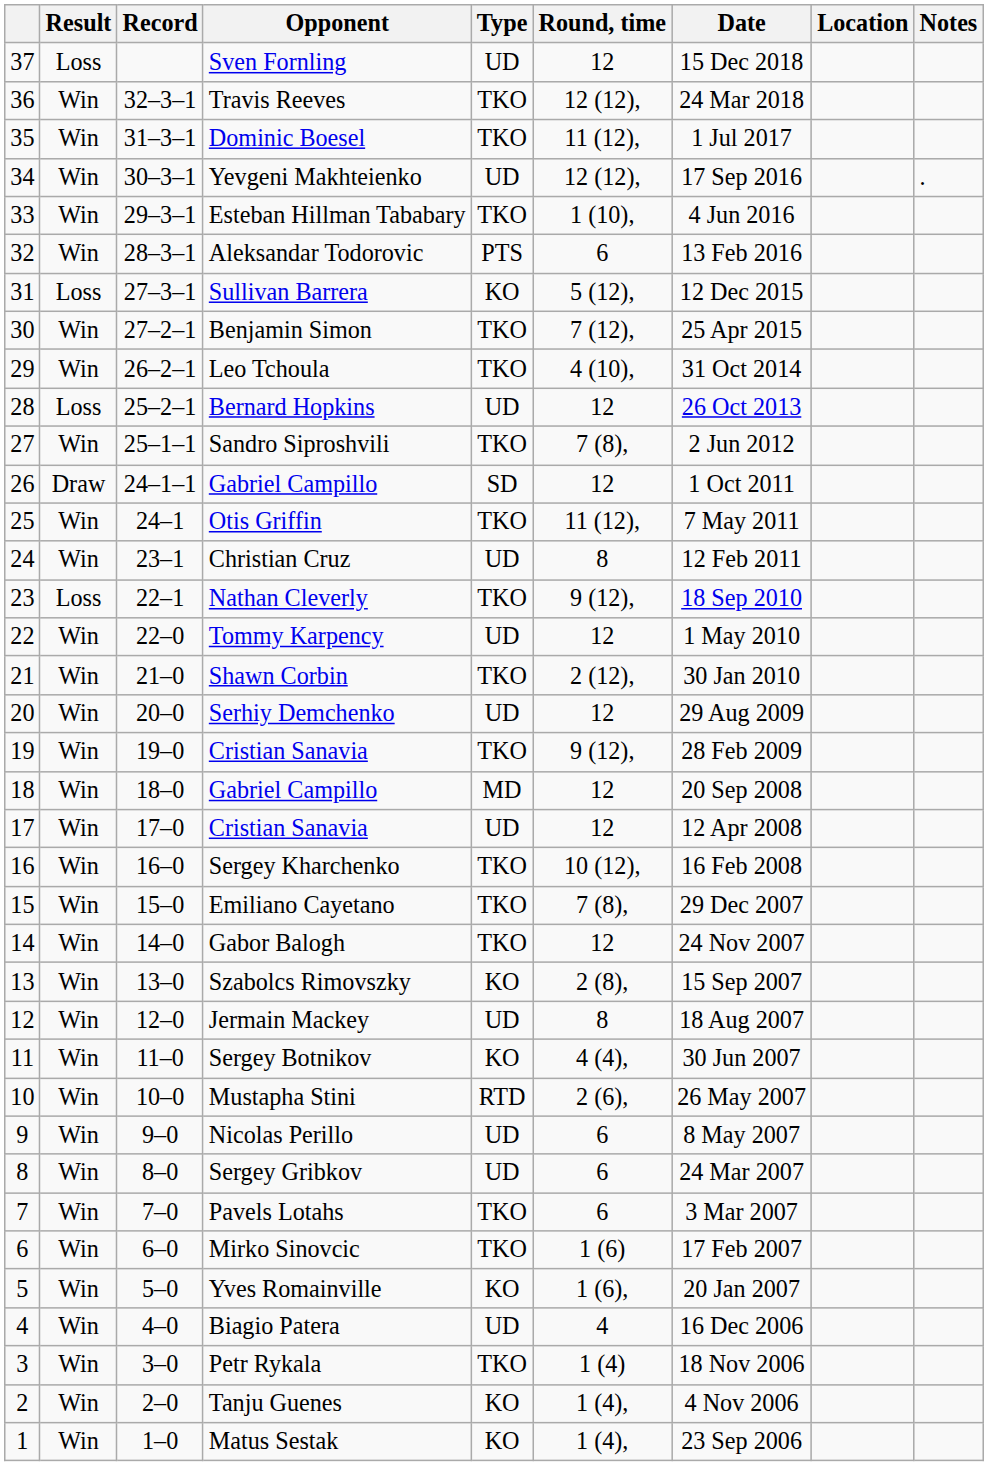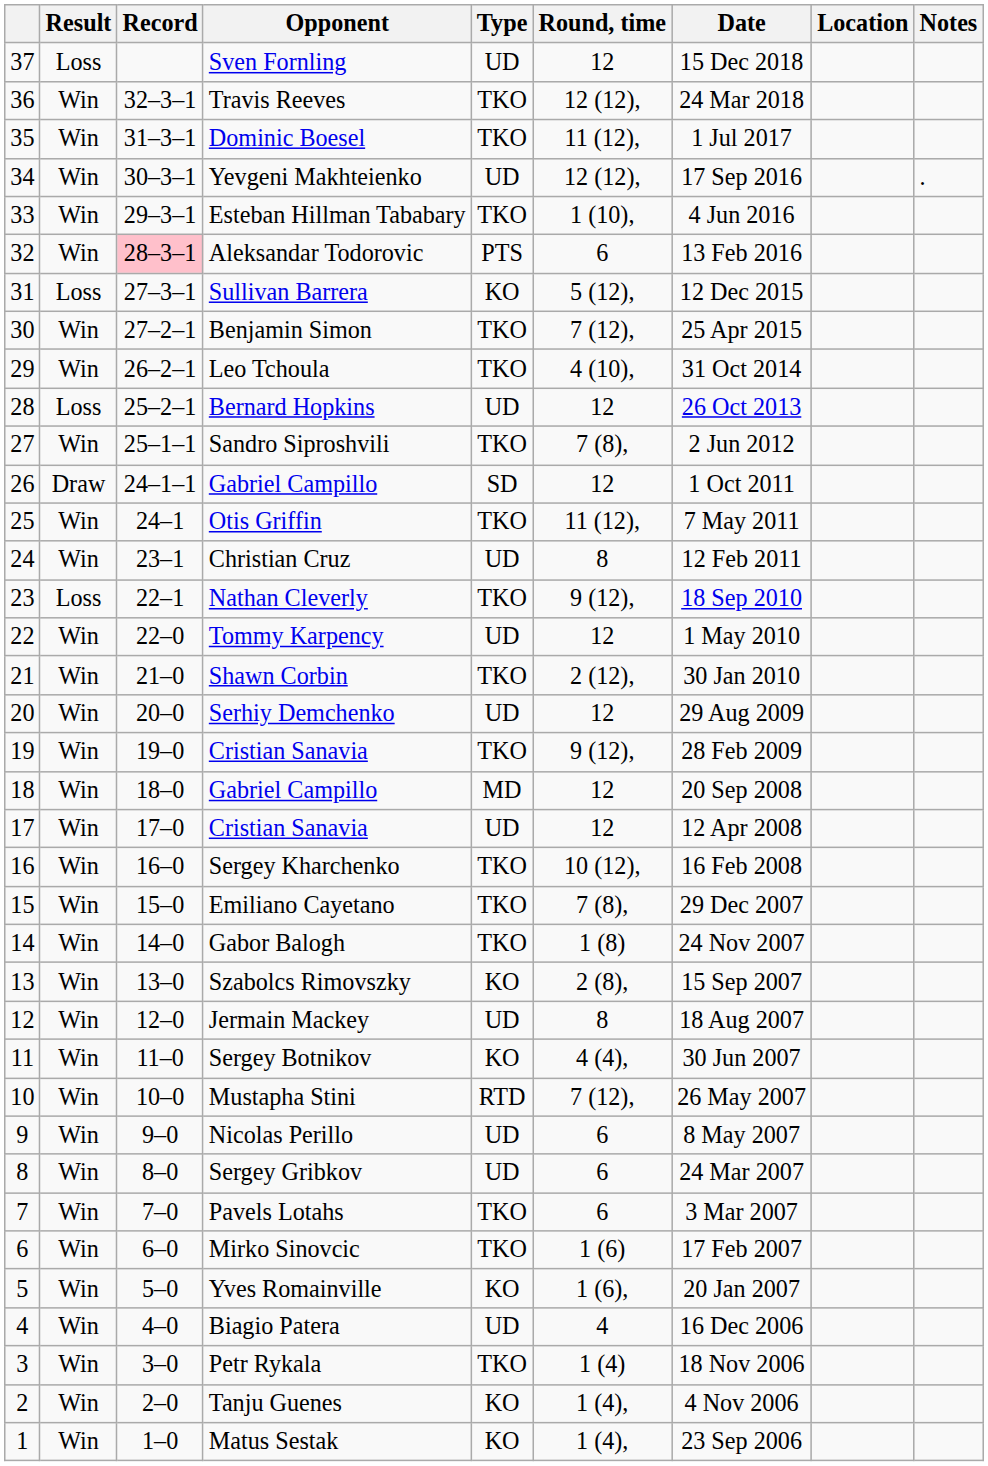(160, 253) no background -> (160, 253) pink background
(602, 943) 12 -> (602, 943) 1 (8)
(602, 1096) 2 (6), -> (602, 1096) 7 (12),
